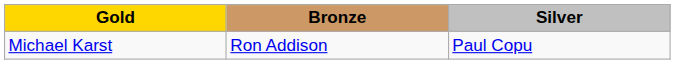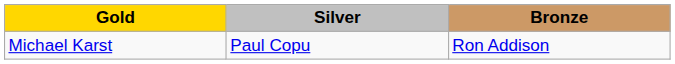columns swapped: (559, 18) <-> (337, 18)
